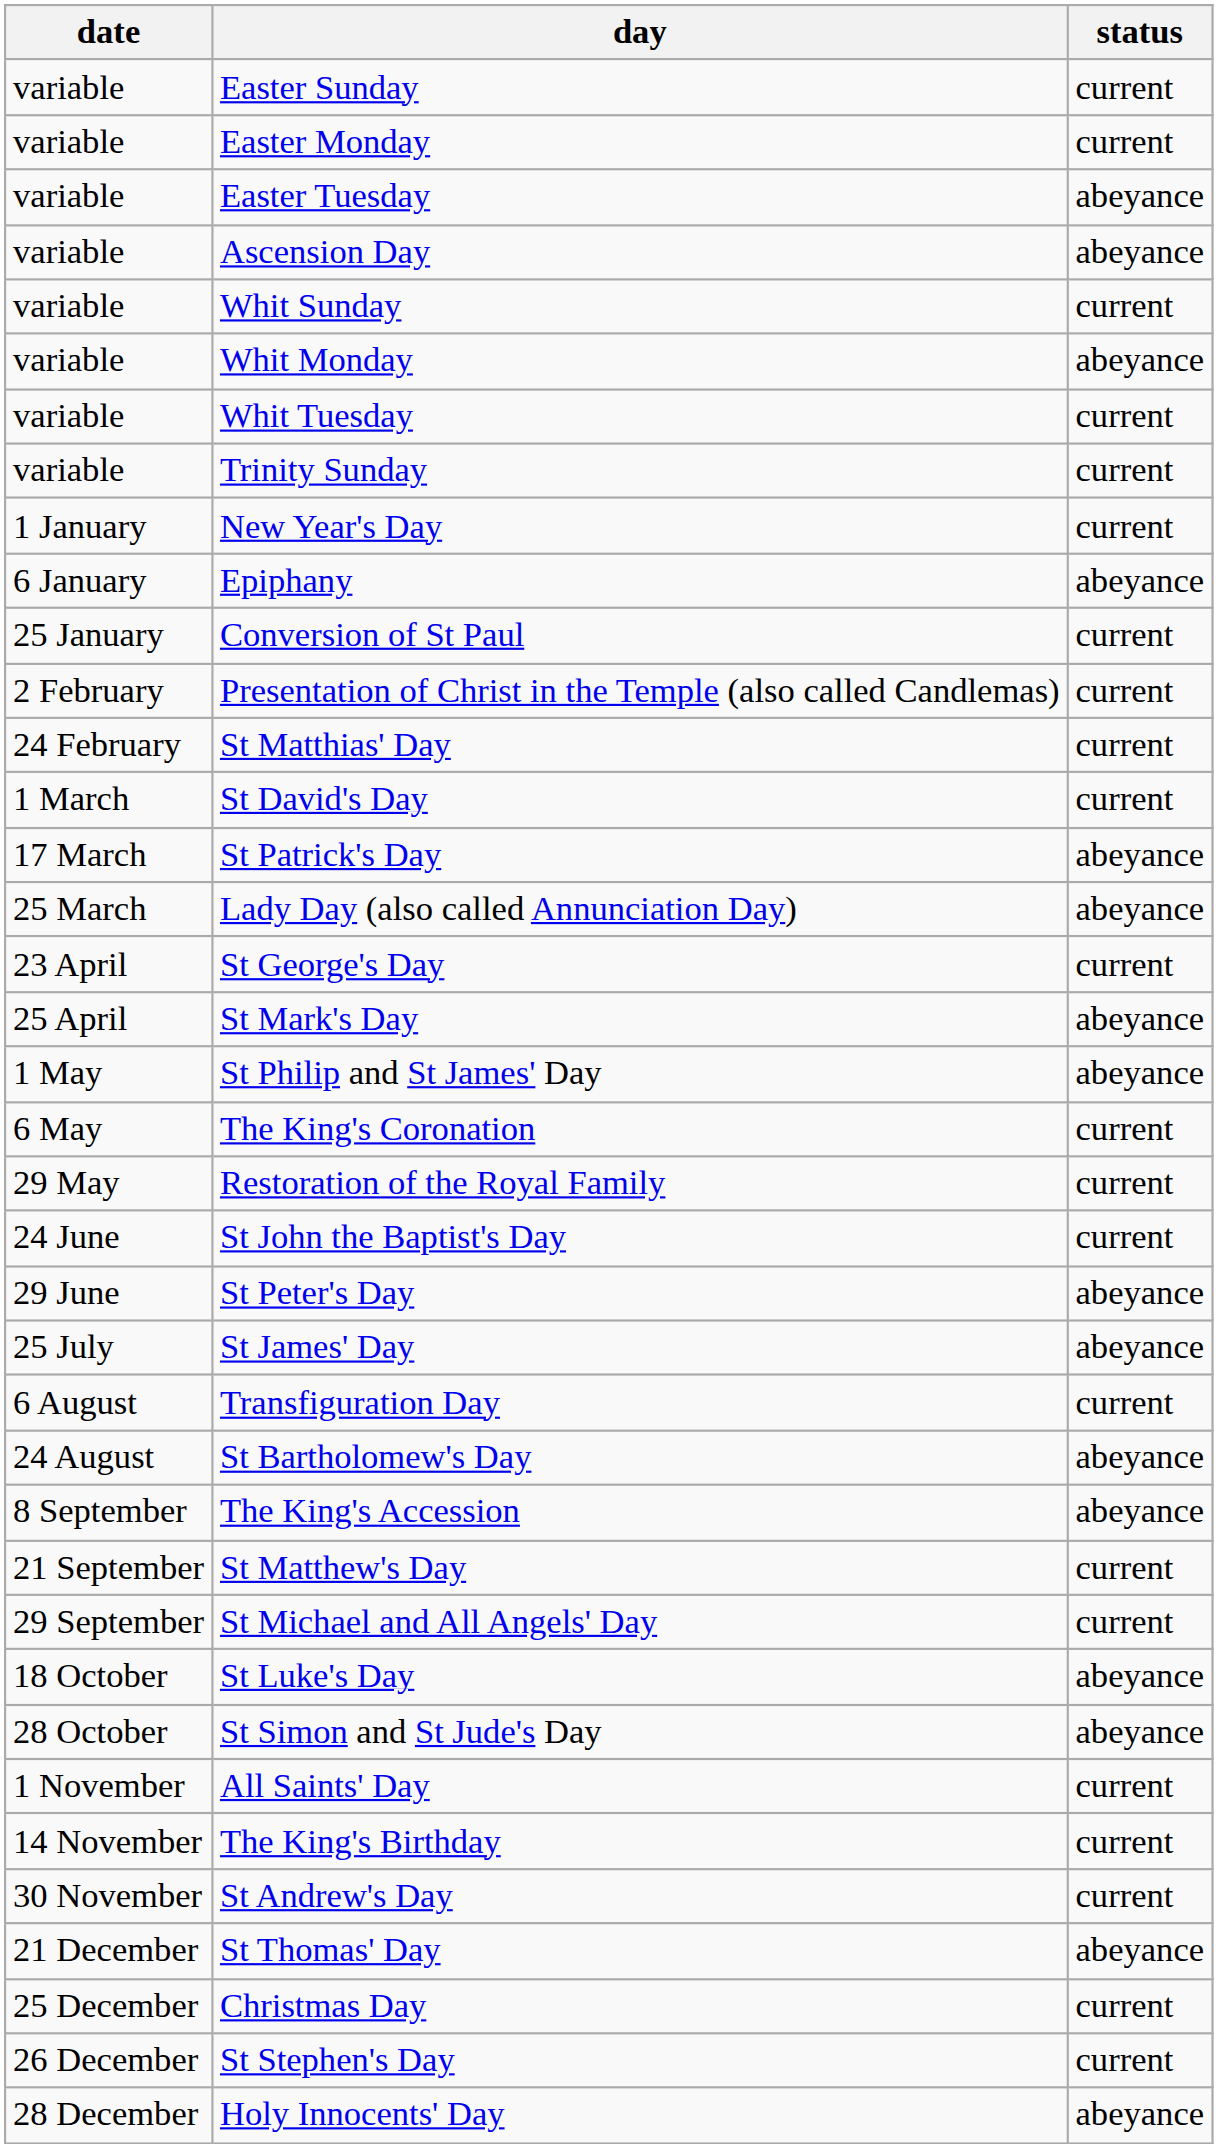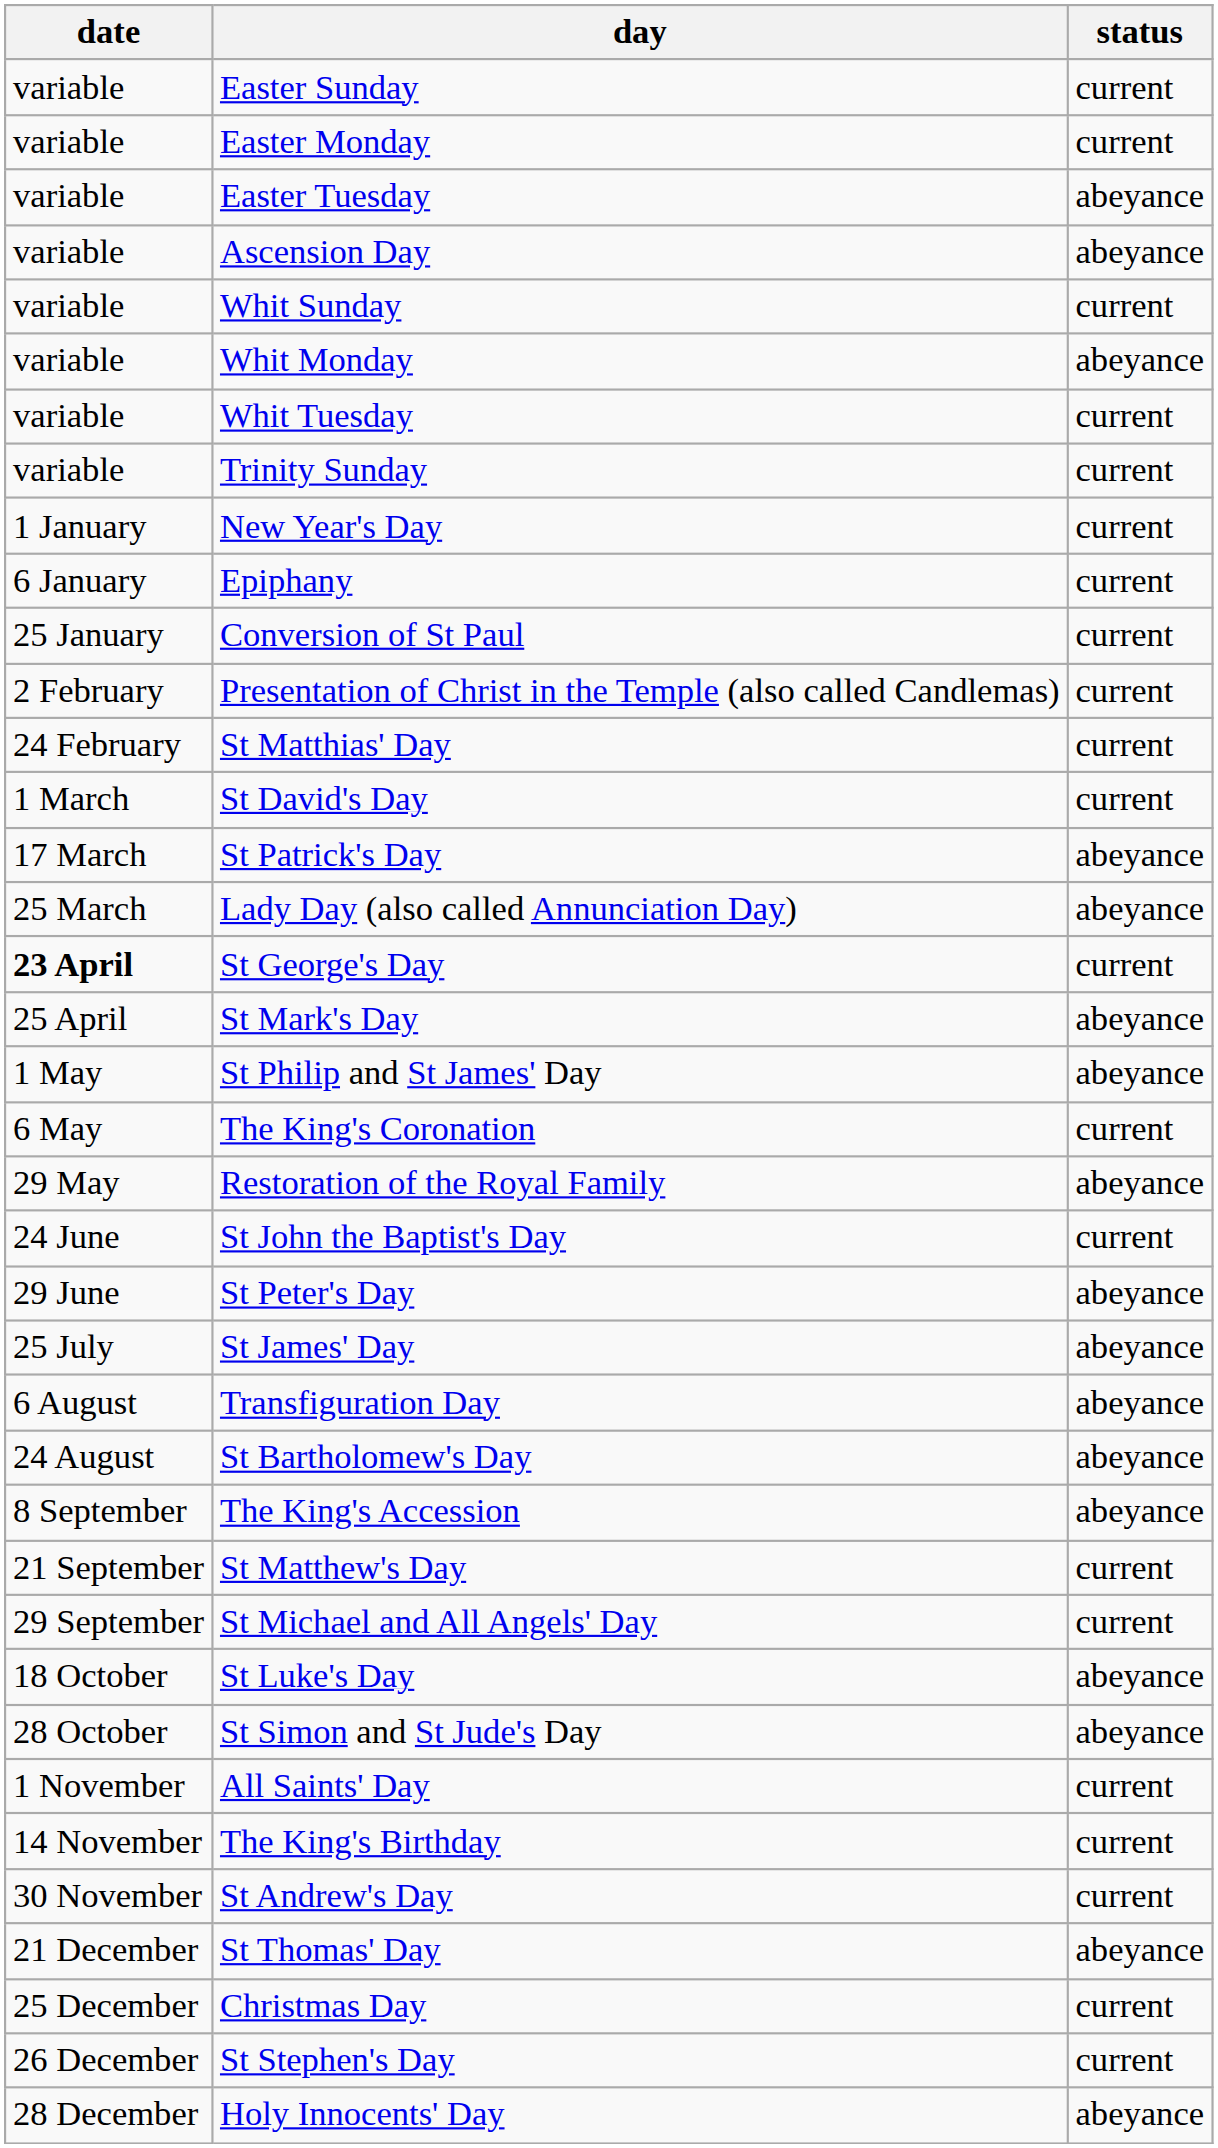(1140, 580) abeyance -> (1124, 580) current
(70, 963) normal -> (73, 963) bold
(1124, 1182) current -> (1140, 1182) abeyance
(1124, 1402) current -> (1140, 1402) abeyance
